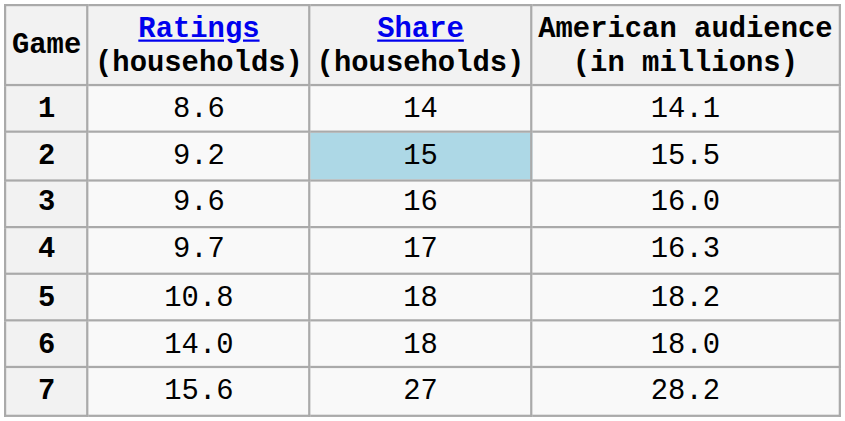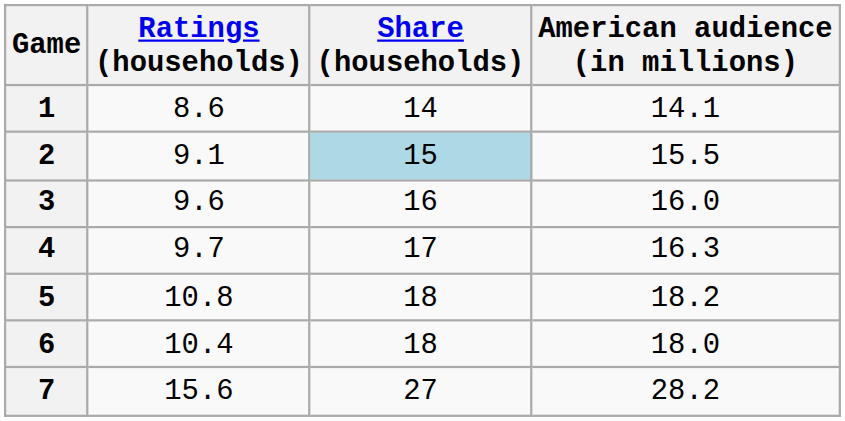(199, 156) 9.2 -> (199, 156) 9.1
(199, 344) 14.0 -> (199, 344) 10.4
